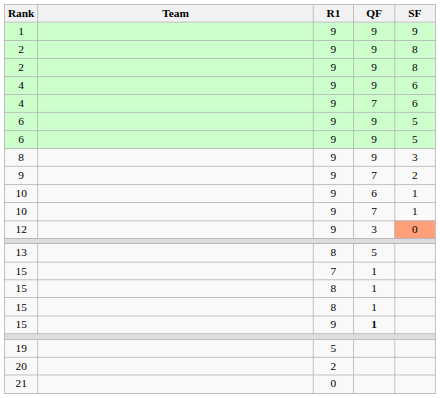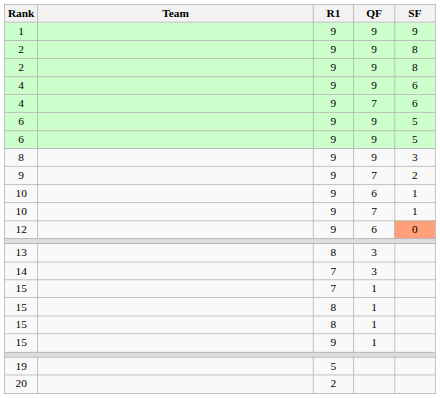(374, 229) 3 -> (374, 229) 6
(374, 252) 5 -> (374, 252) 3
+ row: (21, 270)
(374, 325) bold -> (374, 343) normal
- row: (21, 384)
